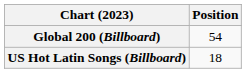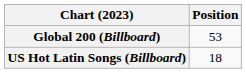(215, 36) 54 -> (215, 36) 53
